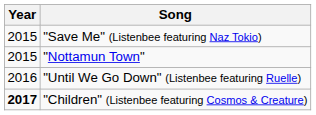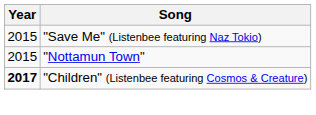- row: (172, 78)
